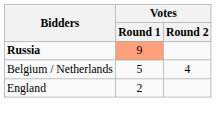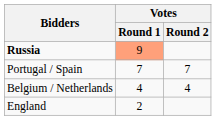+ row: (45, 69)
(139, 69) 5 -> (139, 87) 4
